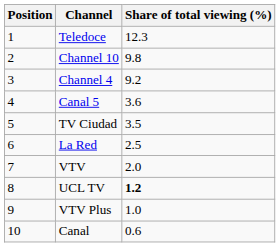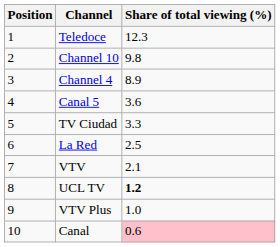(133, 80) 9.2 -> (133, 80) 8.9
(133, 123) 3.5 -> (133, 123) 3.3
(133, 166) 2.0 -> (133, 166) 2.1
(133, 231) no background -> (133, 231) pink background
